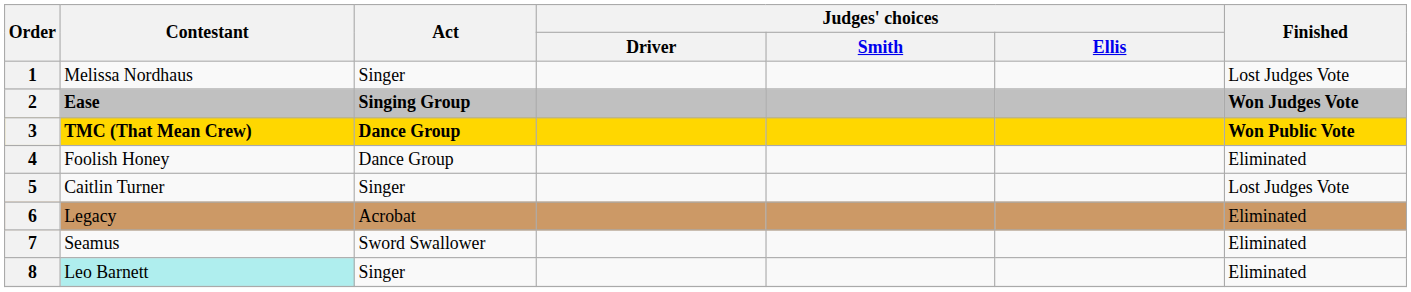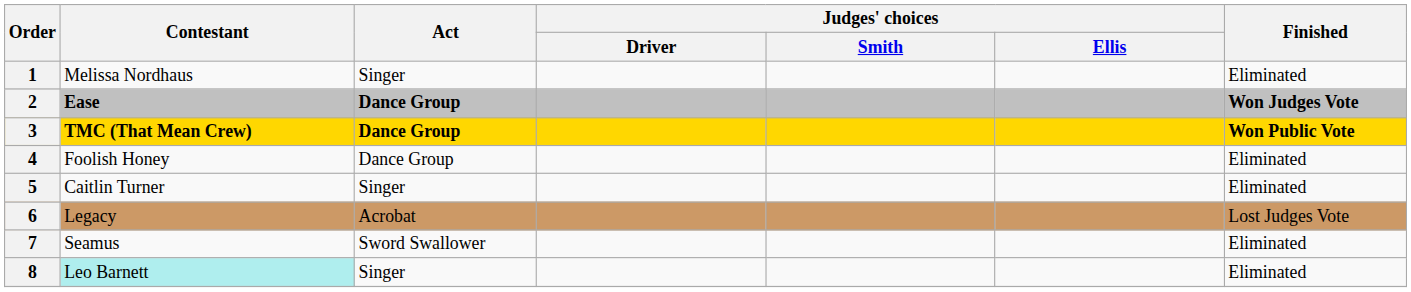(1289, 74) Lost Judges Vote -> (1267, 74) Eliminated
(414, 103) Singing Group -> (409, 103) Dance Group
(1289, 187) Lost Judges Vote -> (1267, 187) Eliminated
(1267, 215) Eliminated -> (1289, 215) Lost Judges Vote
